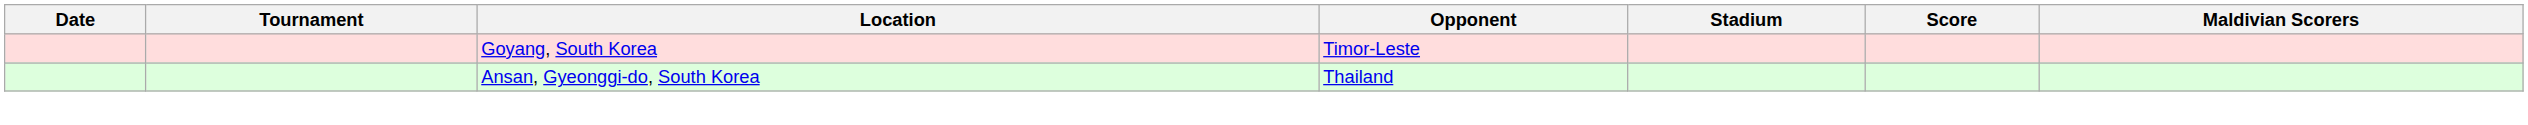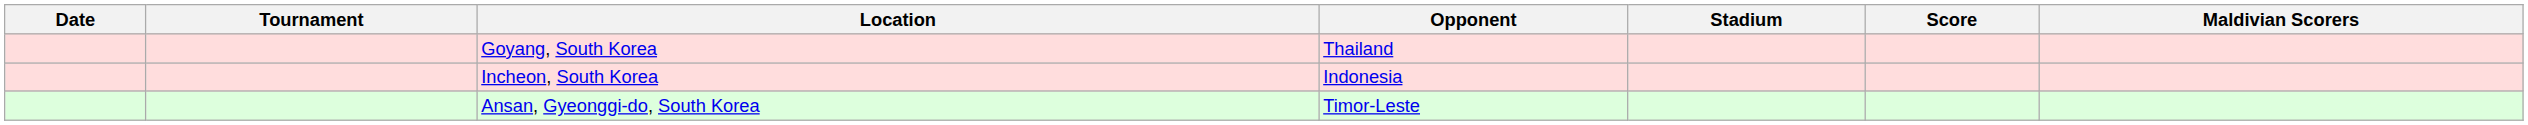(1372, 48) Timor-Leste -> (1358, 48) Thailand
+ row: (570, 77)
(1358, 77) Thailand -> (1372, 106) Timor-Leste
